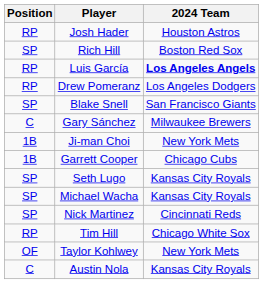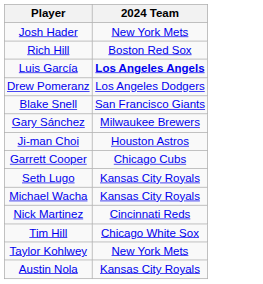- column: (30, 13)
(201, 31) Houston Astros -> (150, 31) New York Mets
(201, 141) New York Mets -> (150, 141) Houston Astros
